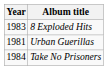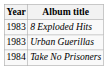(16, 42) 1981 -> (16, 42) 1983
